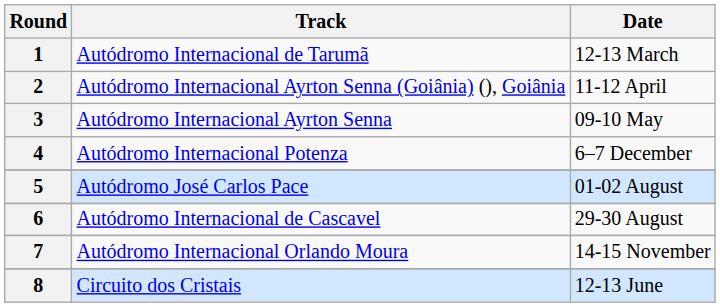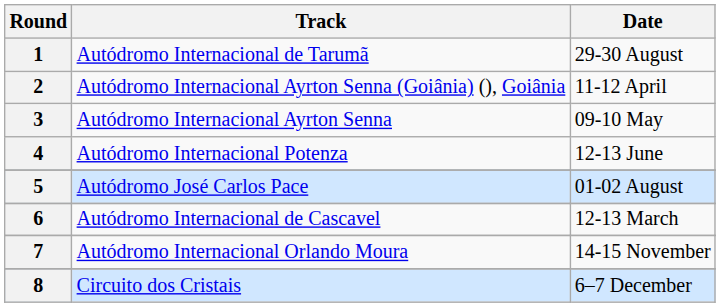(627, 54) 12-13 March -> (629, 54) 29-30 August
(633, 153) 6–7 December -> (619, 153) 12-13 June
(629, 219) 29-30 August -> (627, 219) 12-13 March
(619, 285) 12-13 June -> (633, 285) 6–7 December
